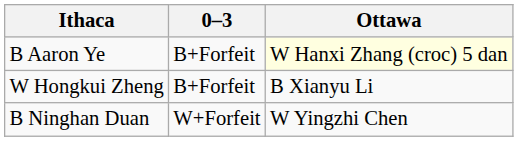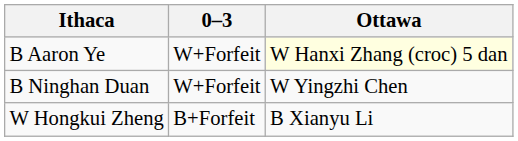(214, 53) B+Forfeit -> (217, 53) W+Forfeit
rows swapped: (87, 86) <-> (79, 119)
